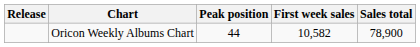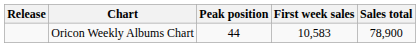(314, 33) 10,582 -> (314, 33) 10,583
